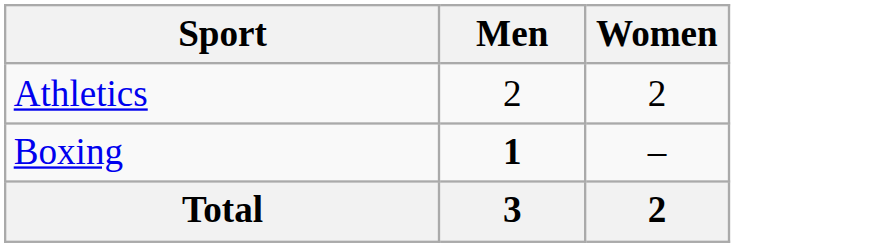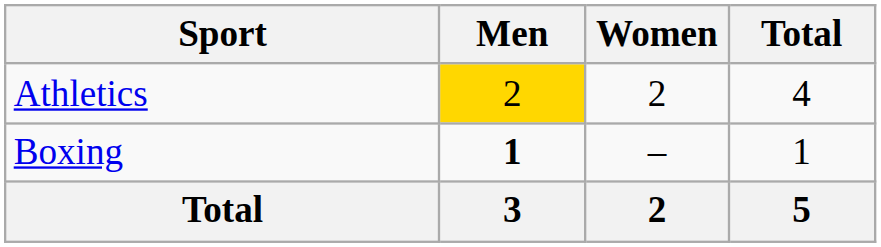+ column: (802, 33)
(512, 92) no background -> (512, 92) gold background
